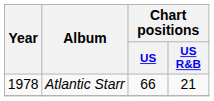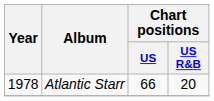(188, 84) 21 -> (188, 84) 20
